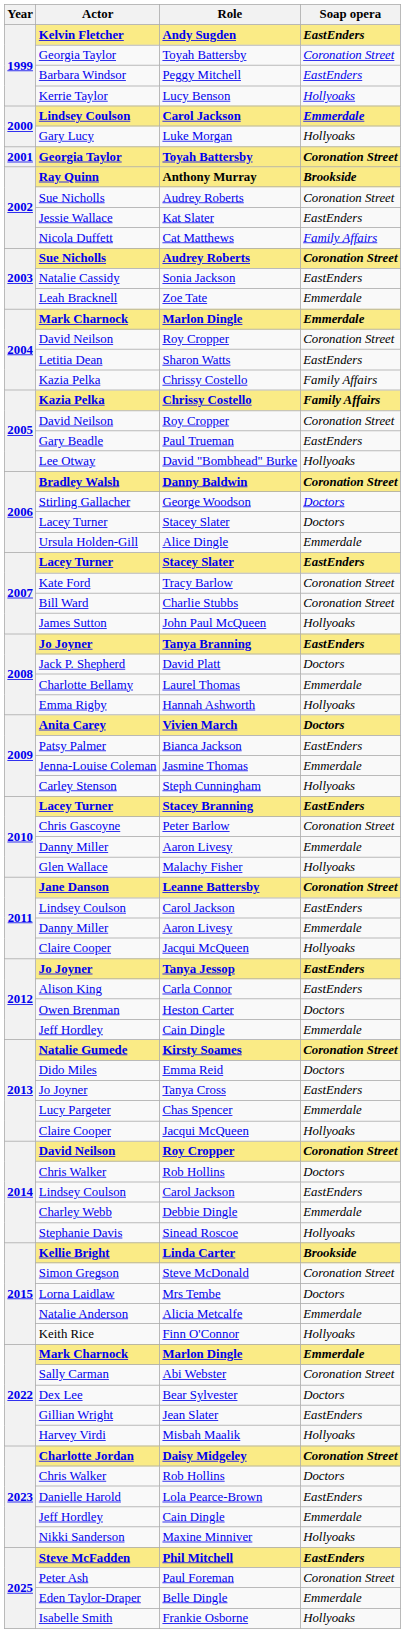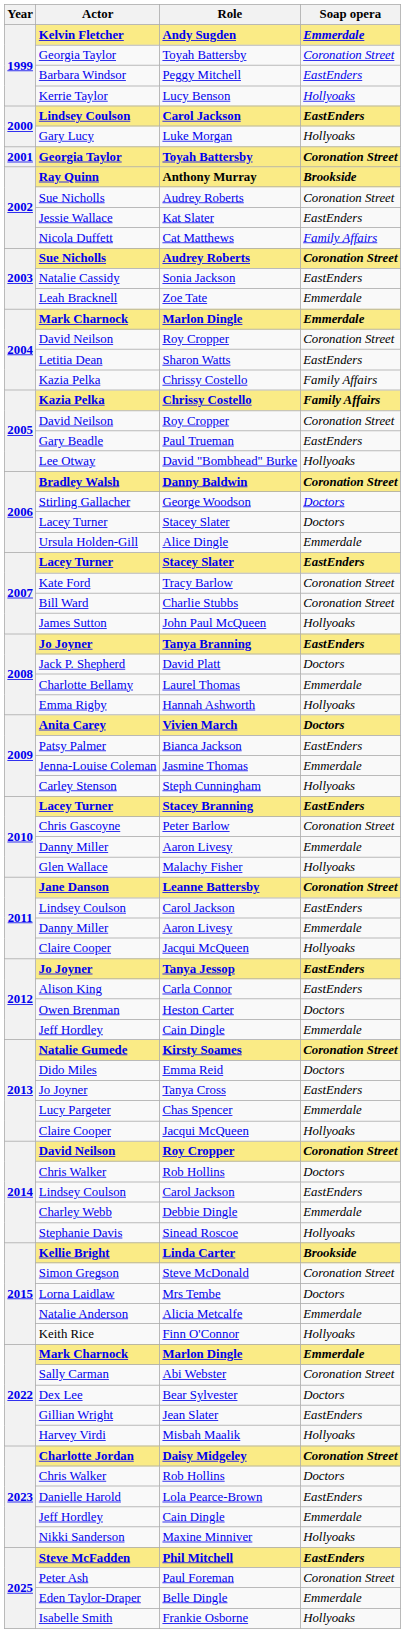(334, 34) EastEnders -> (334, 34) Emmerdale
(334, 116) Emmerdale -> (334, 116) EastEnders
